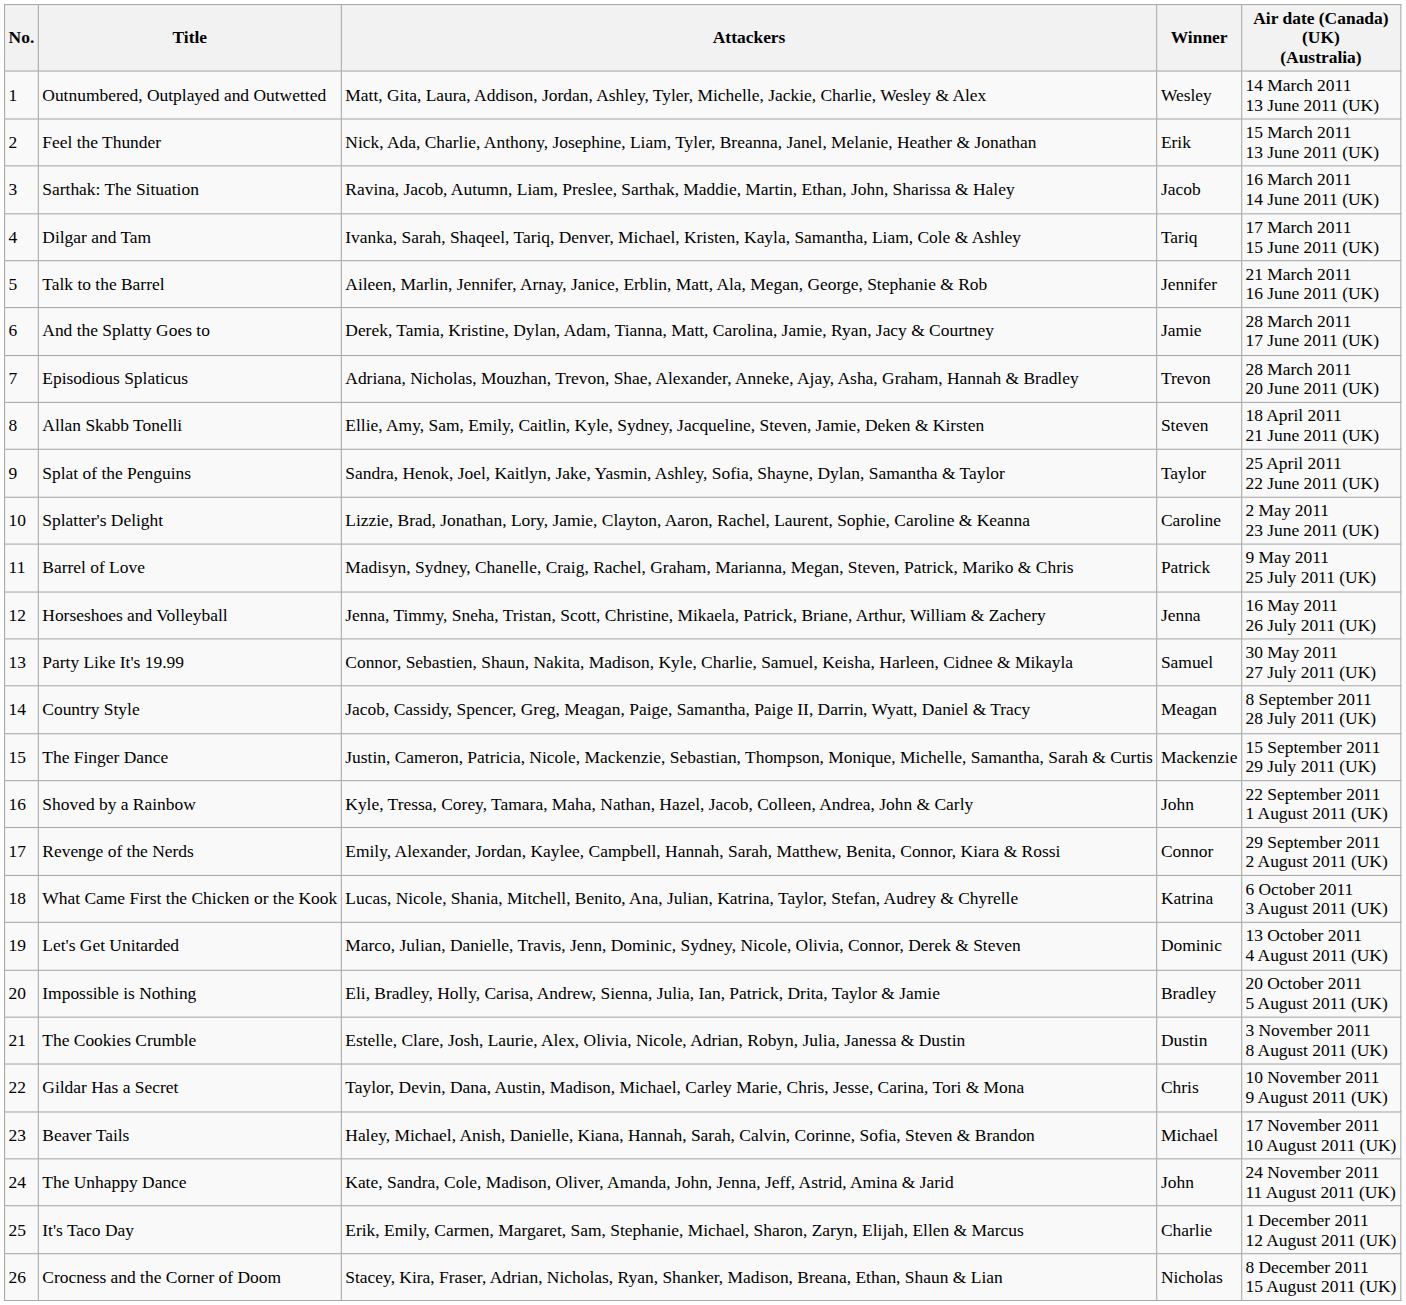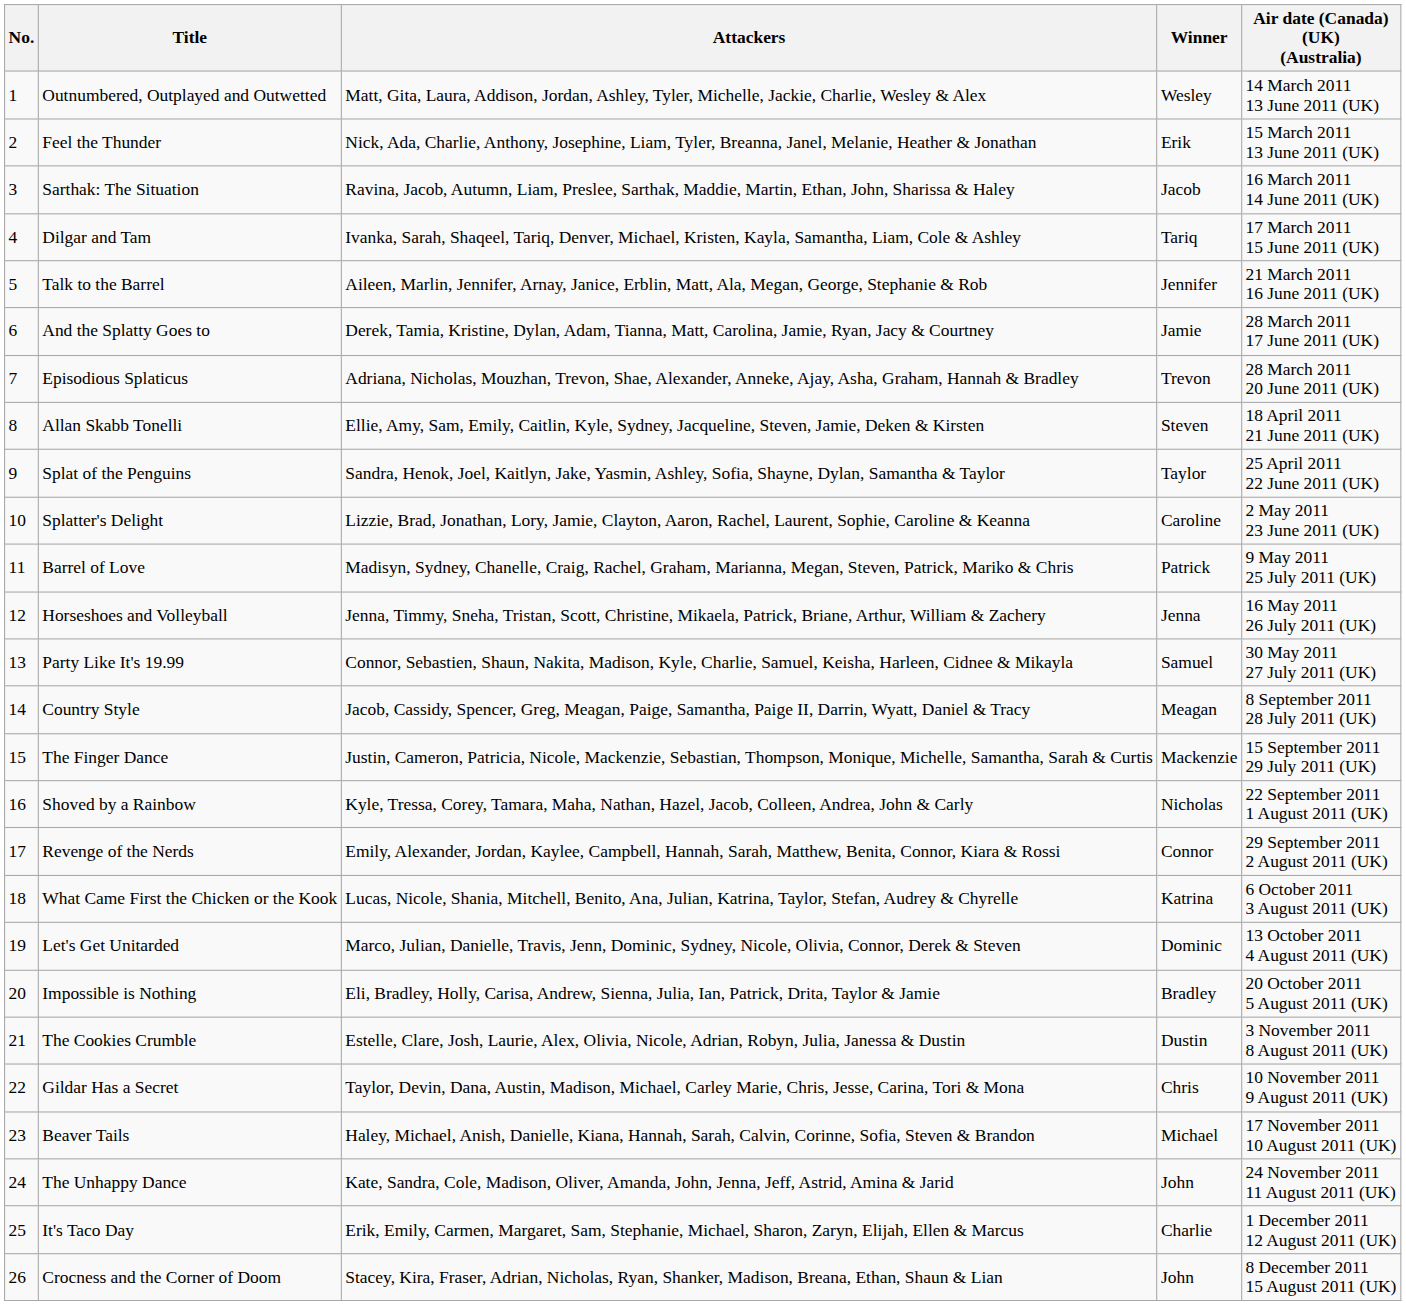(1177, 804) John -> (1192, 804) Nicholas
(1192, 1277) Nicholas -> (1177, 1277) John
